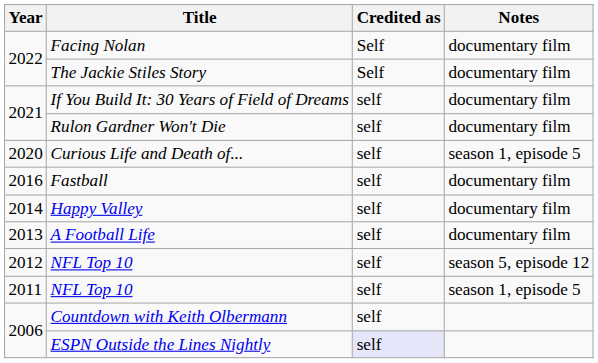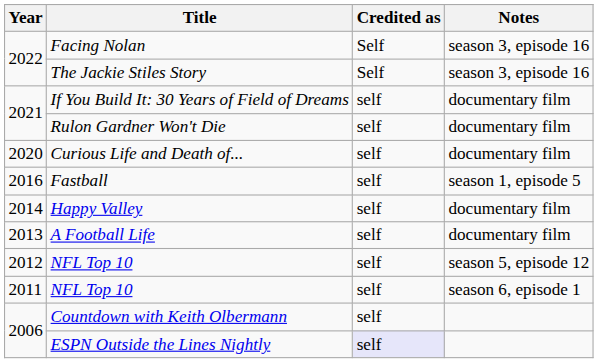(510, 45) documentary film -> (519, 45) season 3, episode 16
(510, 72) documentary film -> (519, 72) season 3, episode 16
(515, 153) season 1, episode 5 -> (510, 153) documentary film
(510, 180) documentary film -> (515, 180) season 1, episode 5
(515, 289) season 1, episode 5 -> (515, 289) season 6, episode 1
